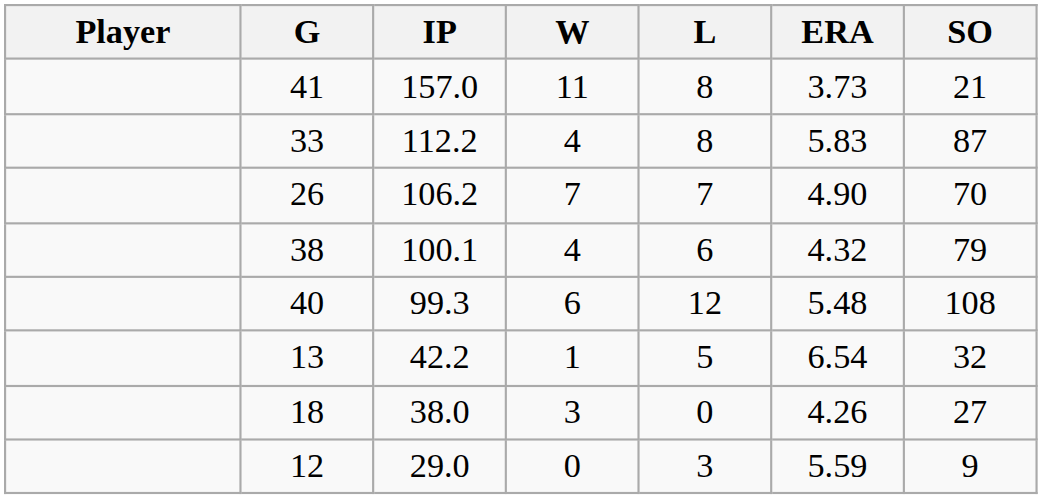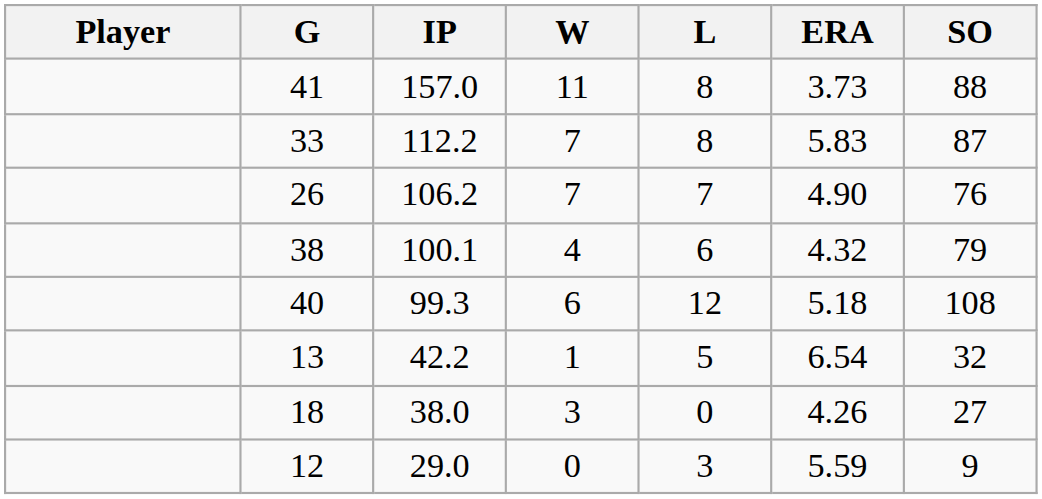(970, 85) 21 -> (970, 85) 88
(572, 140) 4 -> (572, 140) 7
(970, 194) 70 -> (970, 194) 76
(837, 303) 5.48 -> (837, 303) 5.18
